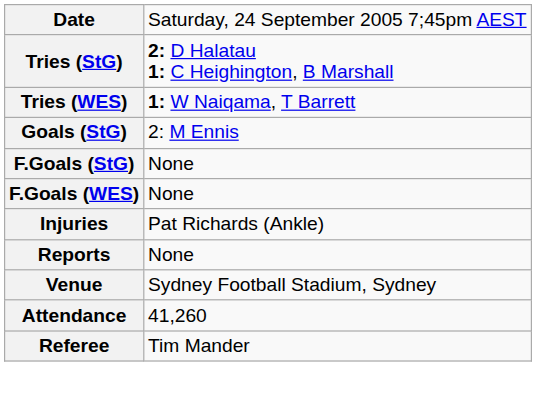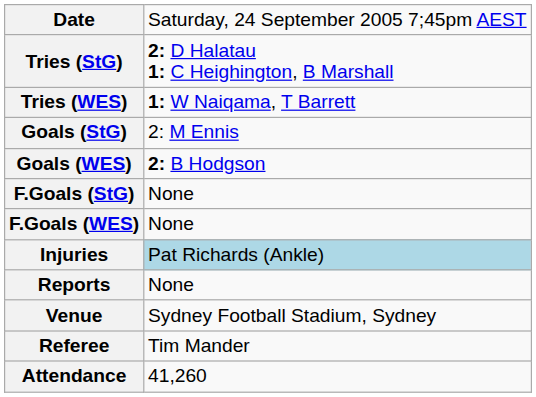+ row: (74, 163)
(236, 224) no background -> (236, 254) lightblue background
rows swapped: (74, 315) <-> (74, 345)
